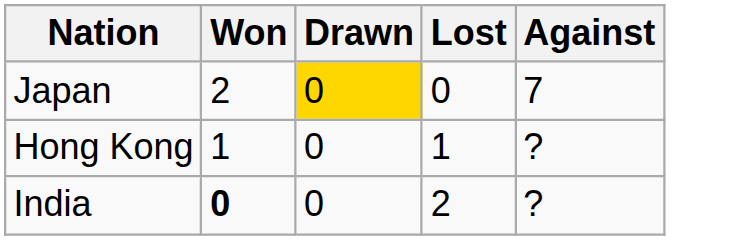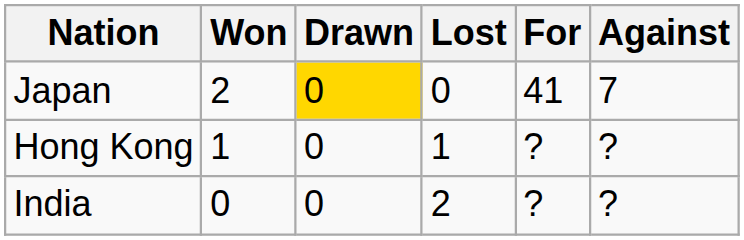+ column: (552, 33)
(220, 204) bold -> (220, 204) normal
